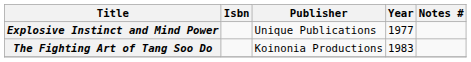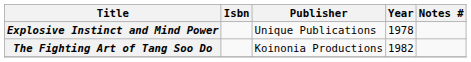(401, 30) 1977 -> (401, 30) 1978
(401, 48) 1983 -> (401, 48) 1982
